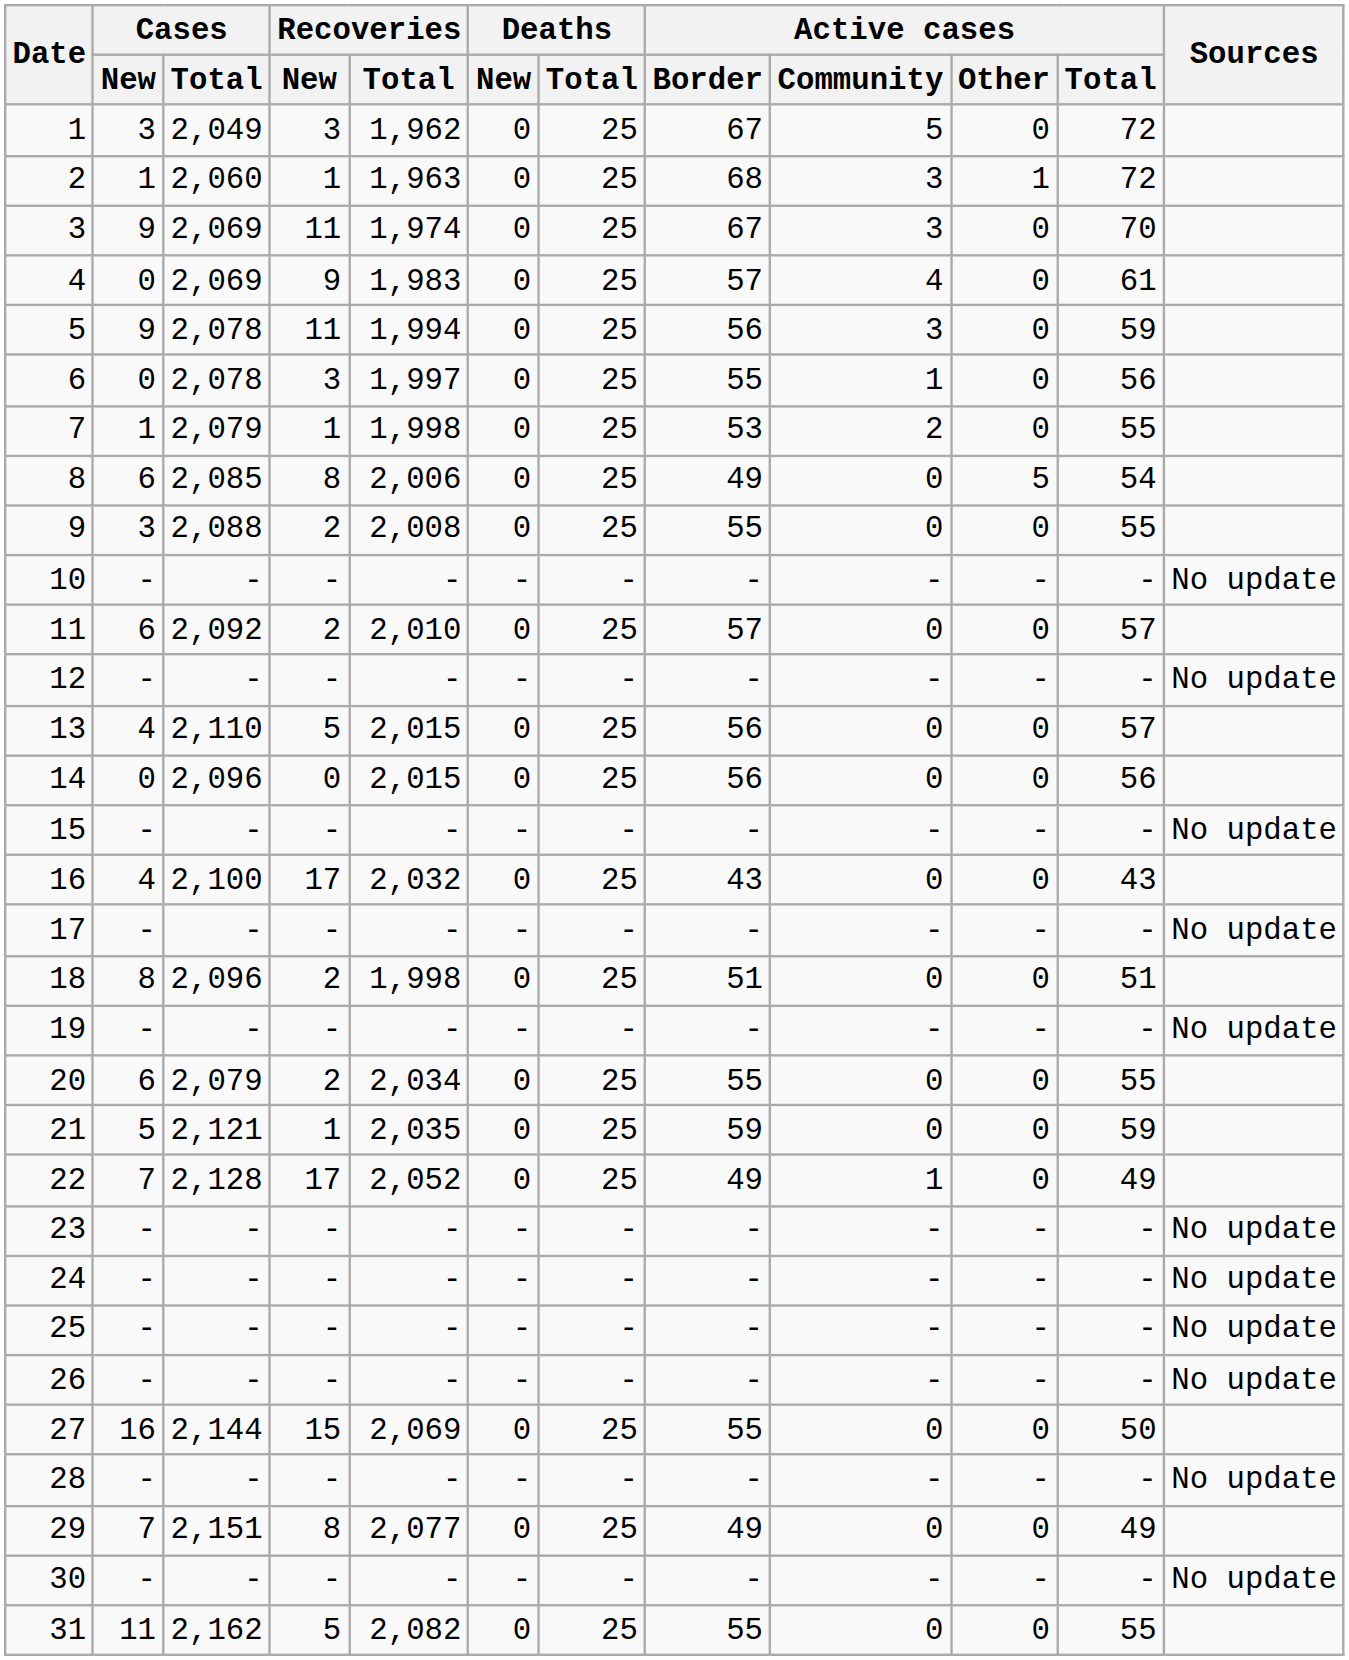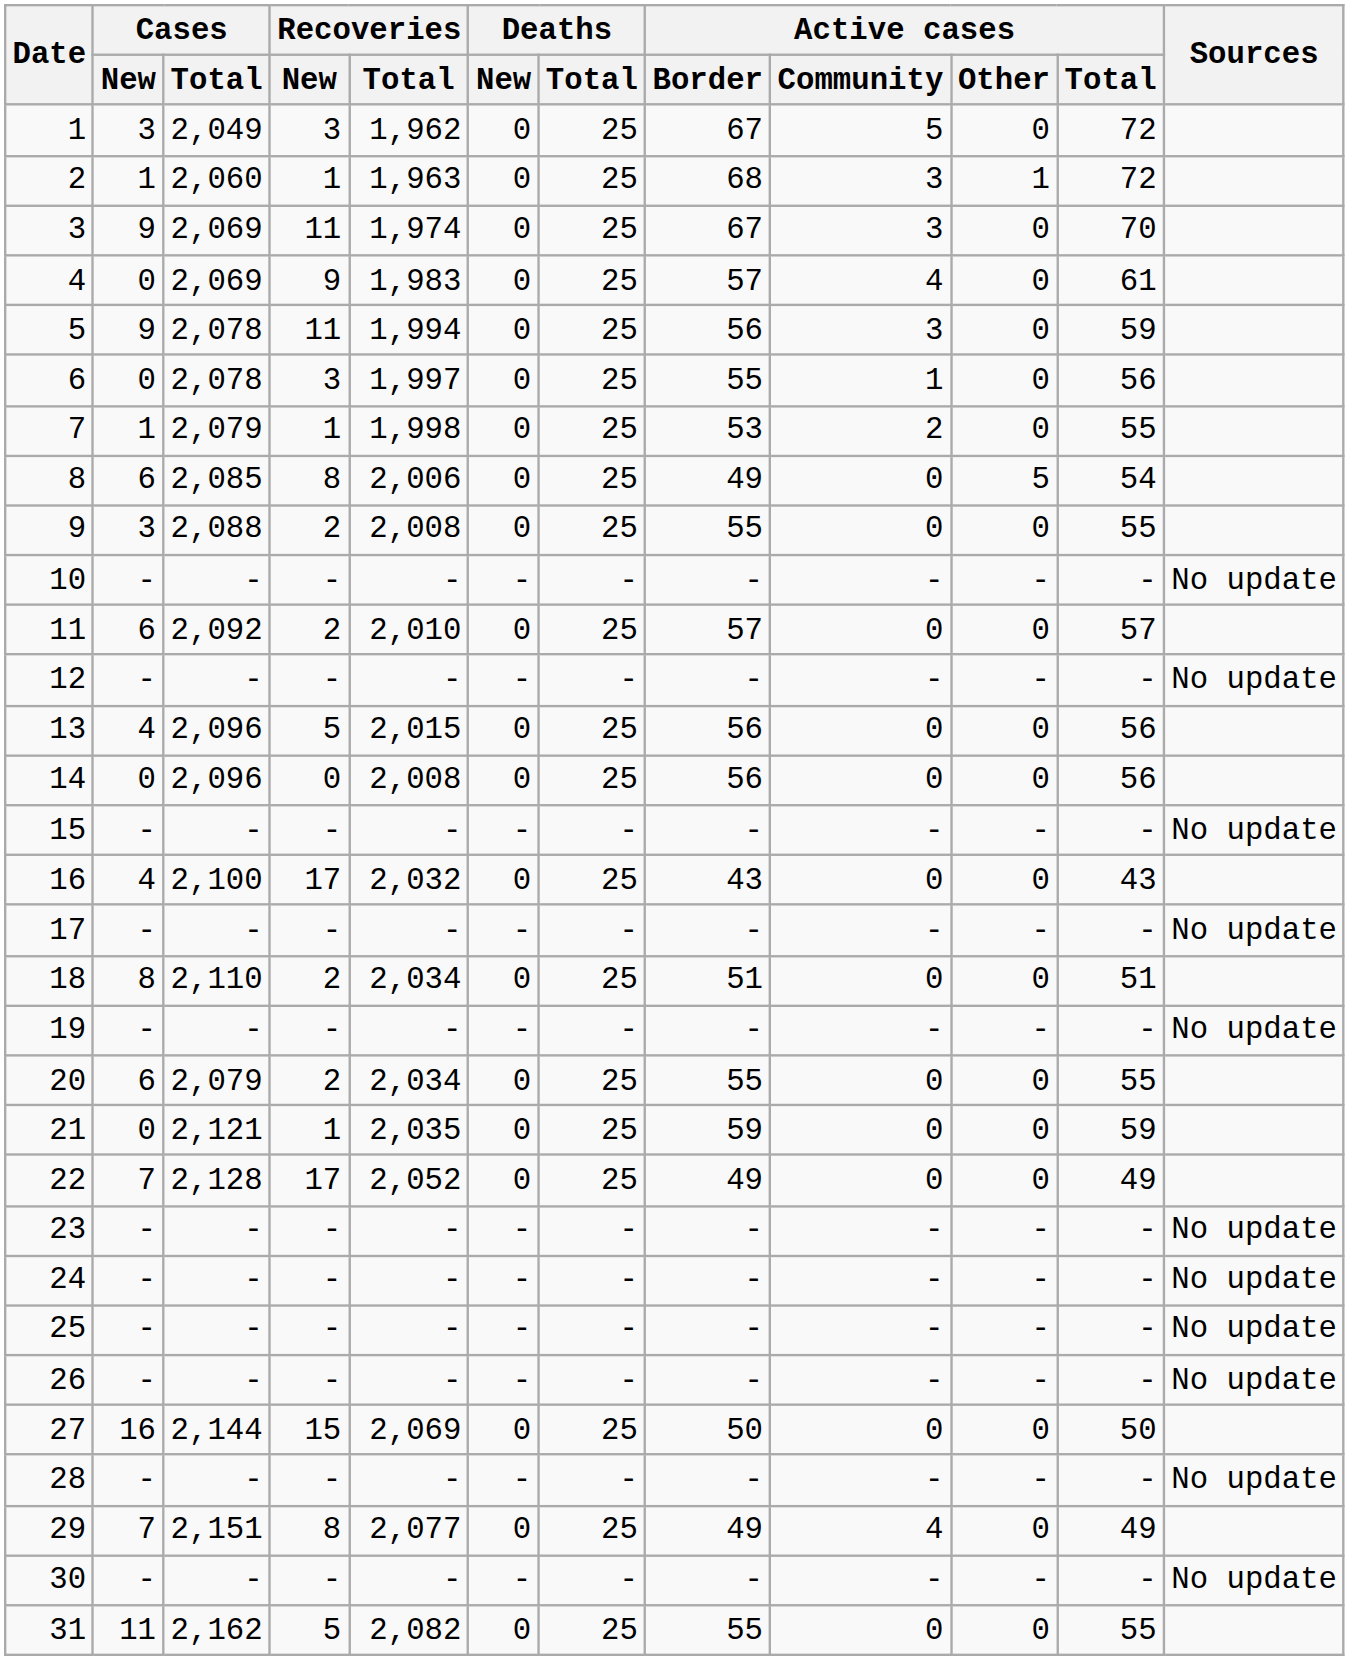(217, 730) 2,110 -> (217, 730) 2,096
(1138, 730) 57 -> (1138, 730) 56
(415, 780) 2,015 -> (415, 780) 2,008
(217, 980) 2,096 -> (217, 980) 2,110
(415, 980) 1,998 -> (415, 980) 2,034
(147, 1130) 5 -> (147, 1130) 0
(934, 1180) 1 -> (934, 1180) 0
(745, 1430) 55 -> (745, 1430) 50
(934, 1530) 0 -> (934, 1530) 4
